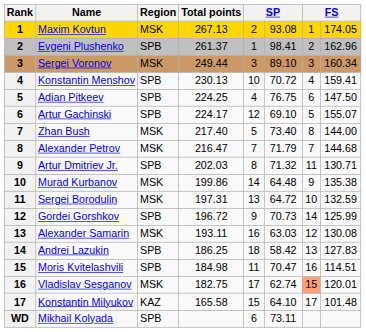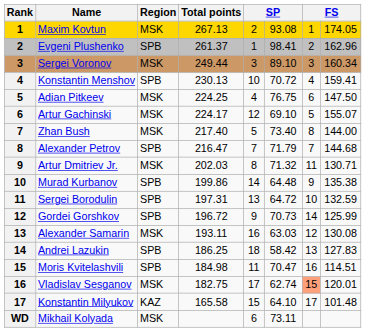(151, 98) SPB -> (152, 98) MSK
(151, 115) SPB -> (152, 115) MSK
(152, 149) MSK -> (151, 149) SPB
(151, 166) SPB -> (152, 166) MSK
(152, 183) MSK -> (151, 183) SPB
(152, 200) MSK -> (151, 200) SPB
(151, 319) SPB -> (152, 319) MSK
